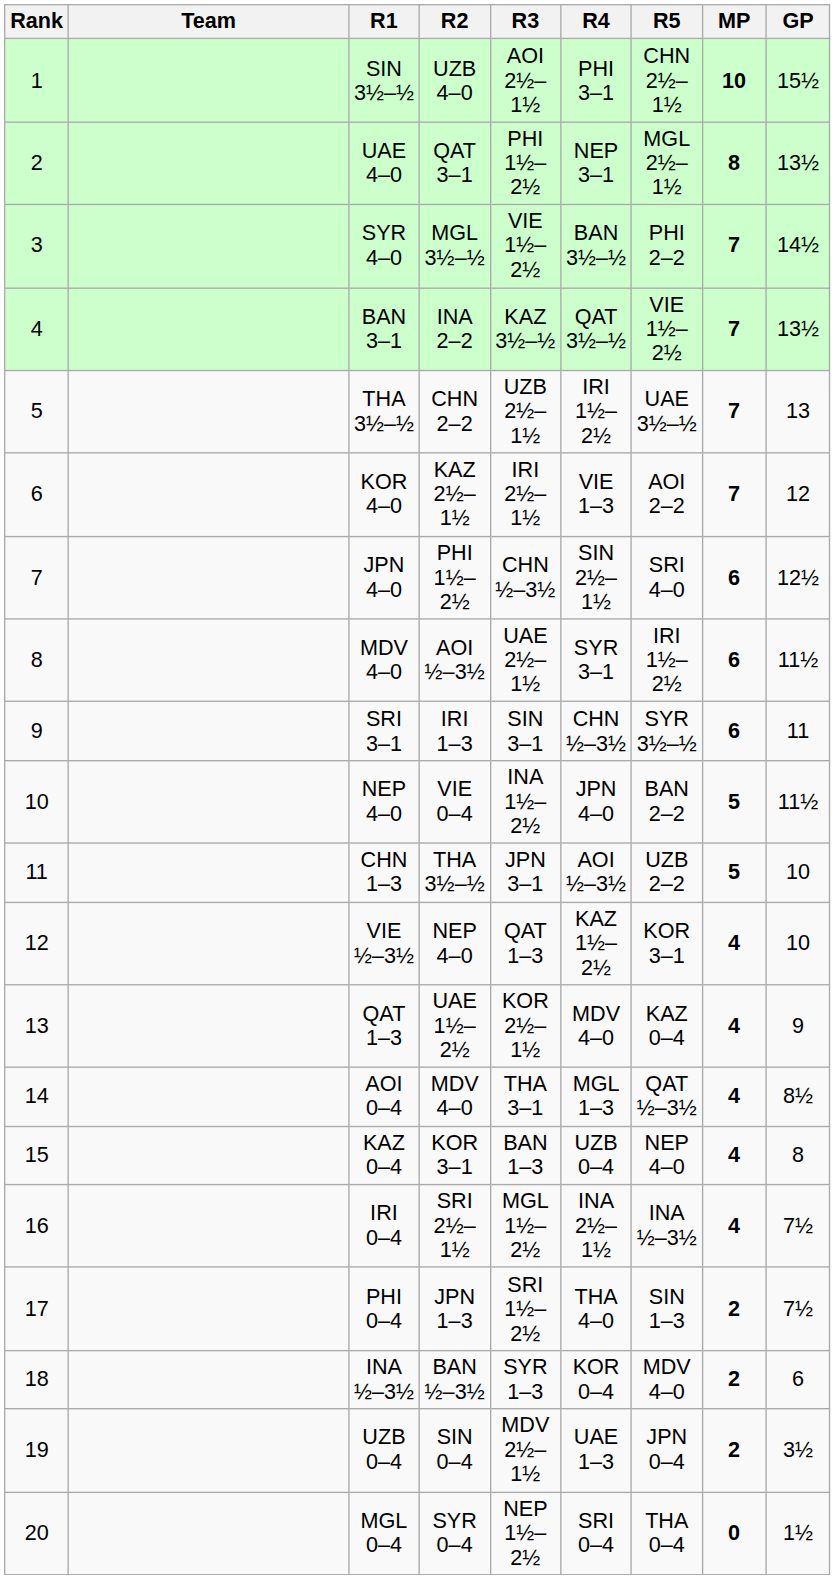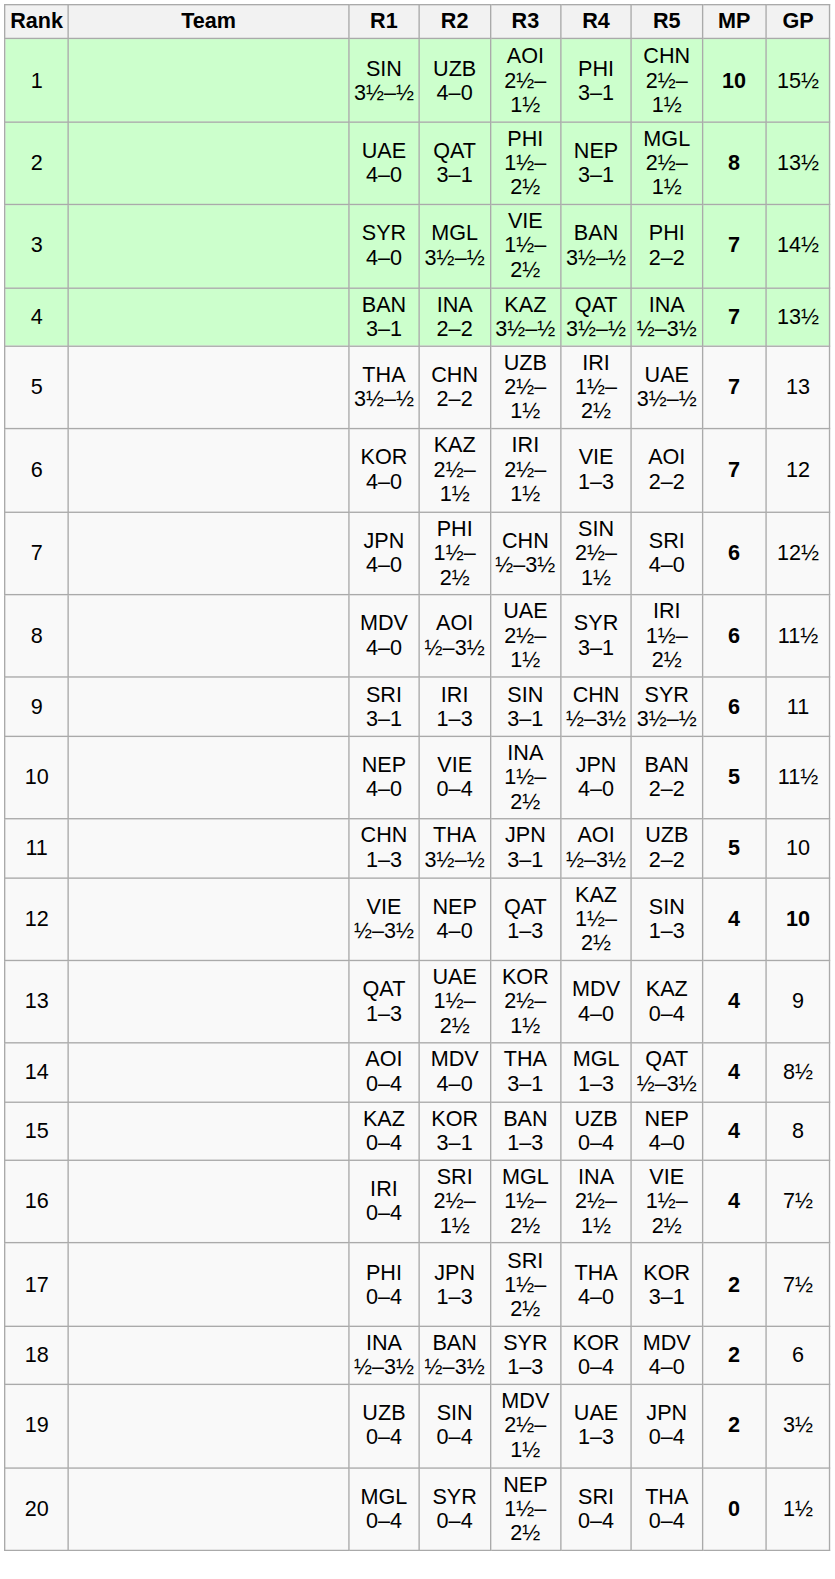(667, 328) VIE 1½–2½ -> (667, 316) INA ½–3½
(667, 943) KOR 3–1 -> (667, 918) SIN 1–3
(798, 943) normal -> (798, 918) bold
(667, 1225) INA ½–3½ -> (667, 1201) VIE 1½–2½
(667, 1308) SIN 1–3 -> (667, 1284) KOR 3–1
